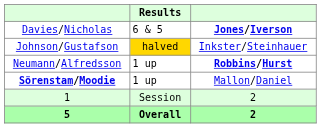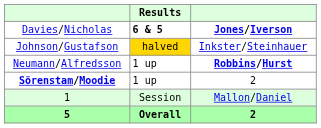(148, 30) normal -> (148, 30) bold
(253, 81) Mallon/Daniel -> (253, 81) 2
(253, 98) 2 -> (253, 98) Mallon/Daniel
